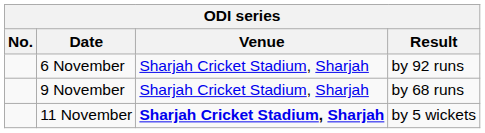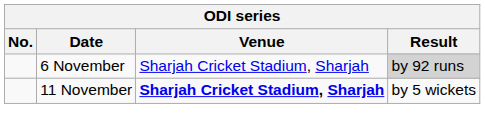(428, 66) no background -> (428, 66) lightgrey background
- row: (82, 90)
